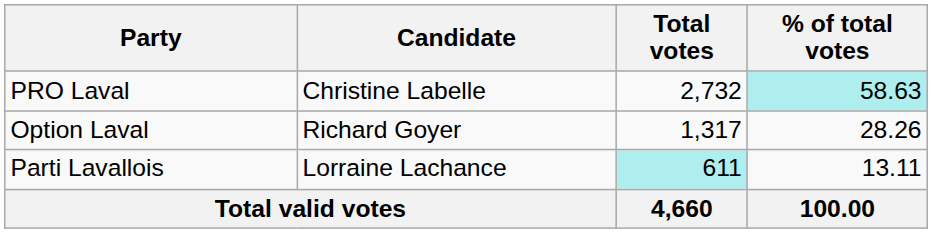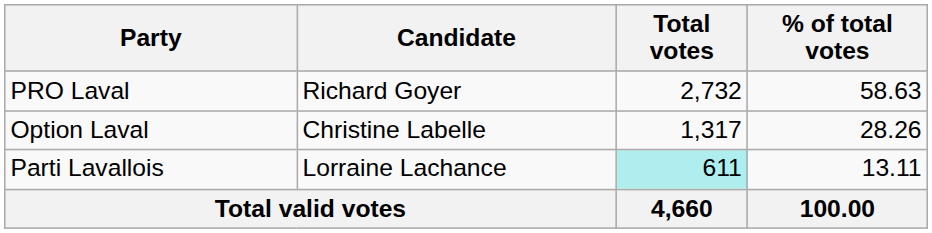(394, 90) Christine Labelle -> (382, 90) Richard Goyer
(891, 90) paleturquoise background -> (891, 90) no background
(382, 129) Richard Goyer -> (394, 129) Christine Labelle
